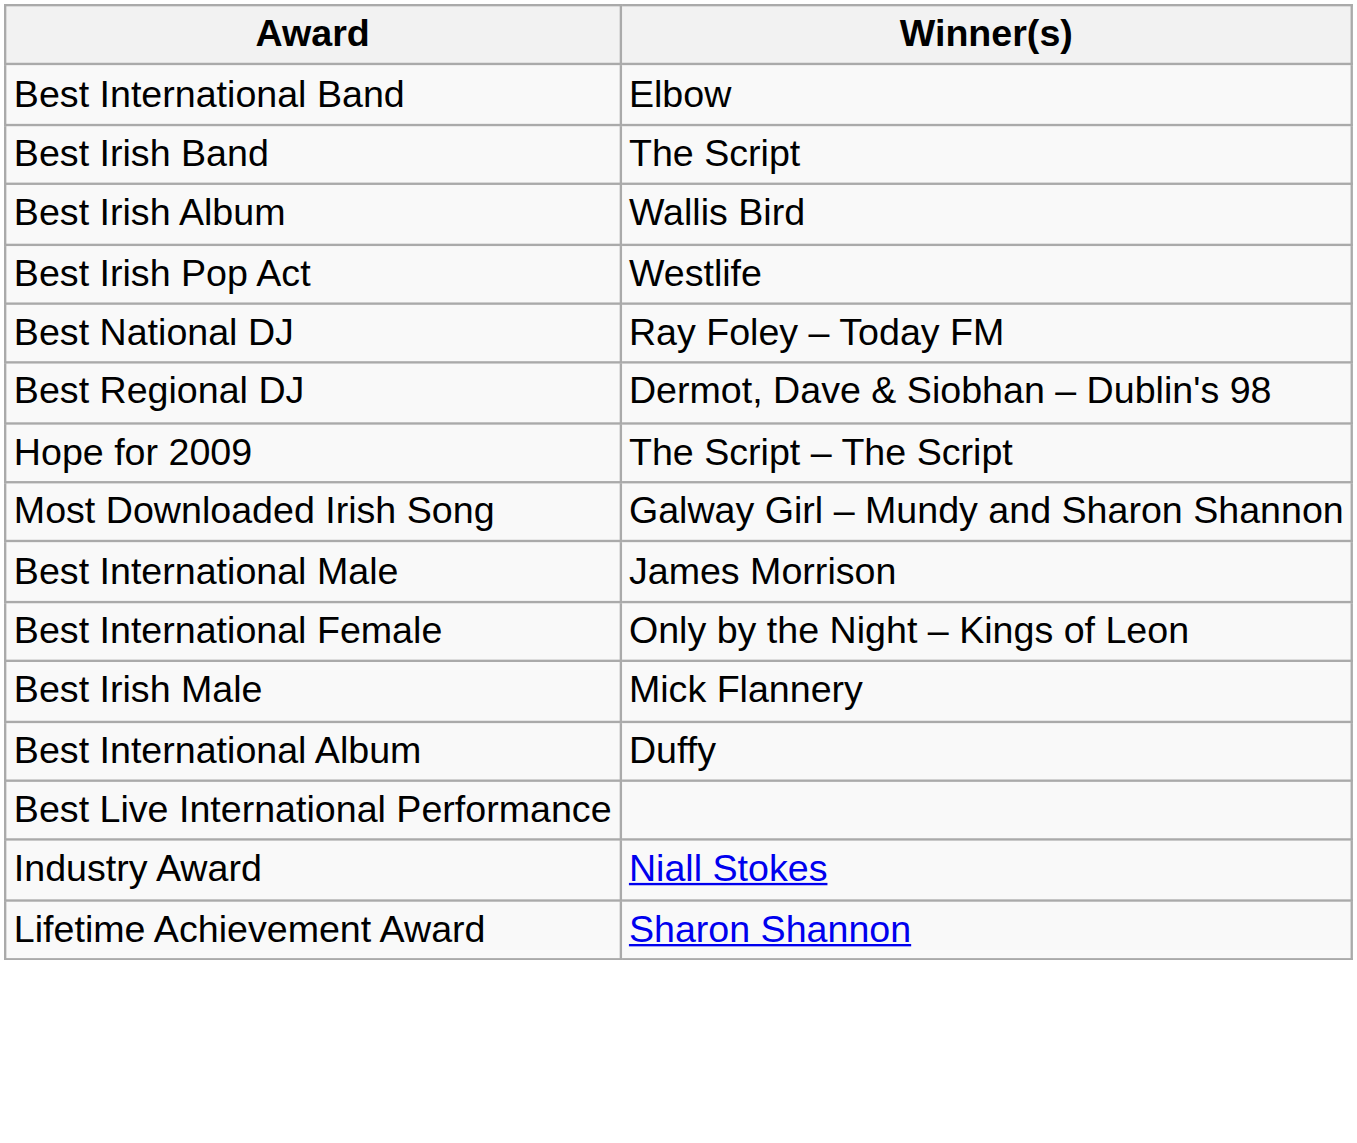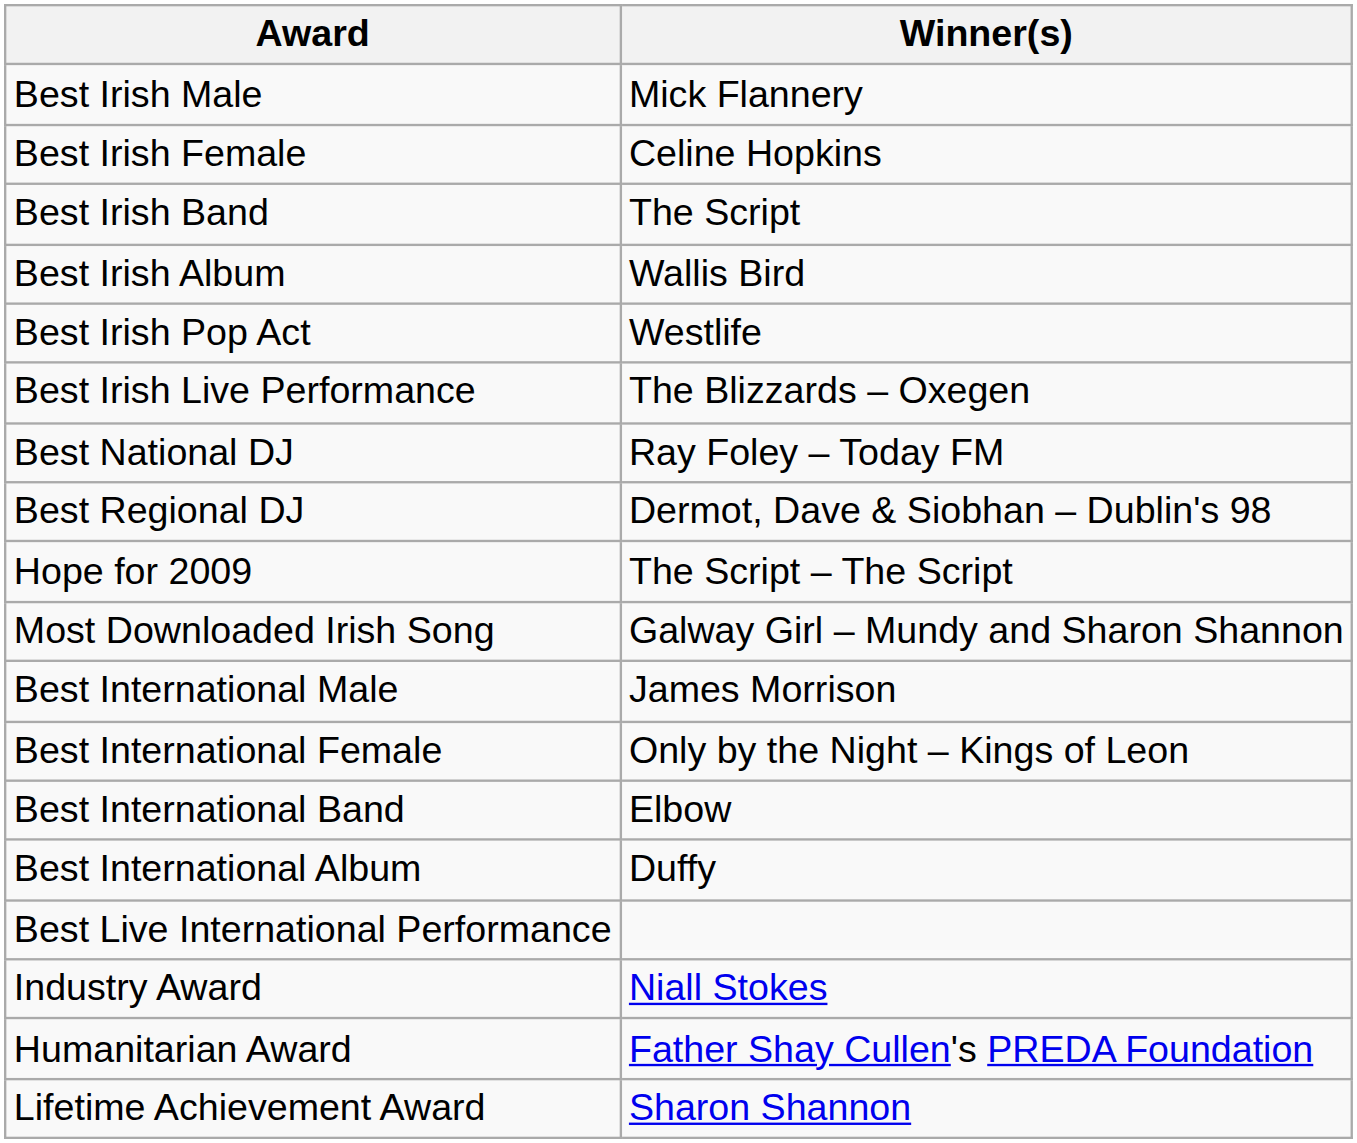rows swapped: (138, 690) <-> (209, 93)
+ row: (160, 153)
+ row: (245, 392)
+ row: (183, 1048)
